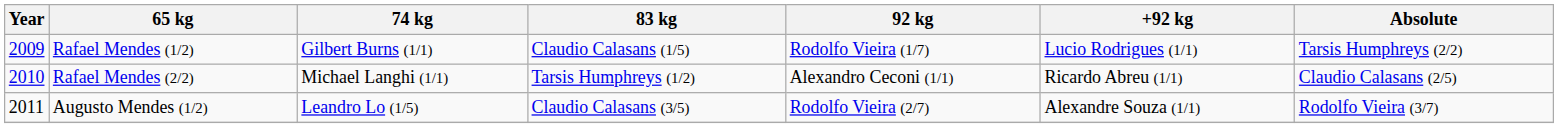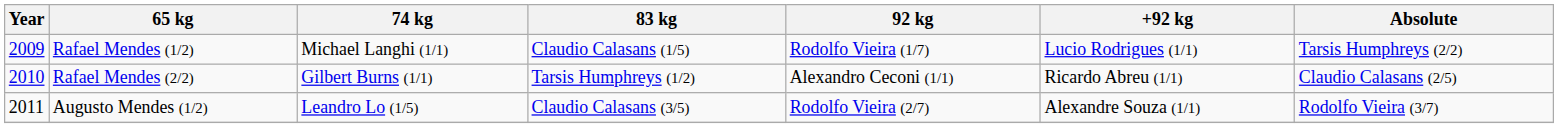(367, 49) Gilbert Burns (1/1) -> (375, 49) Michael Langhi (1/1)
(375, 78) Michael Langhi (1/1) -> (367, 78) Gilbert Burns (1/1)
